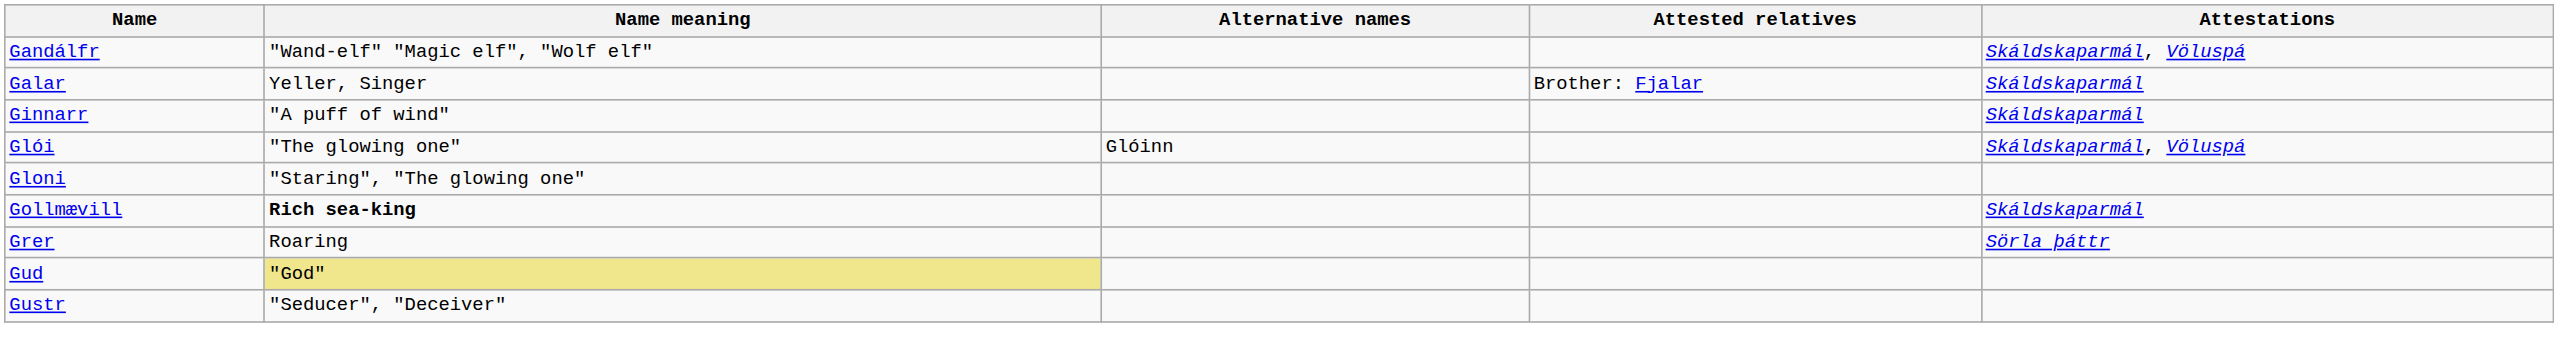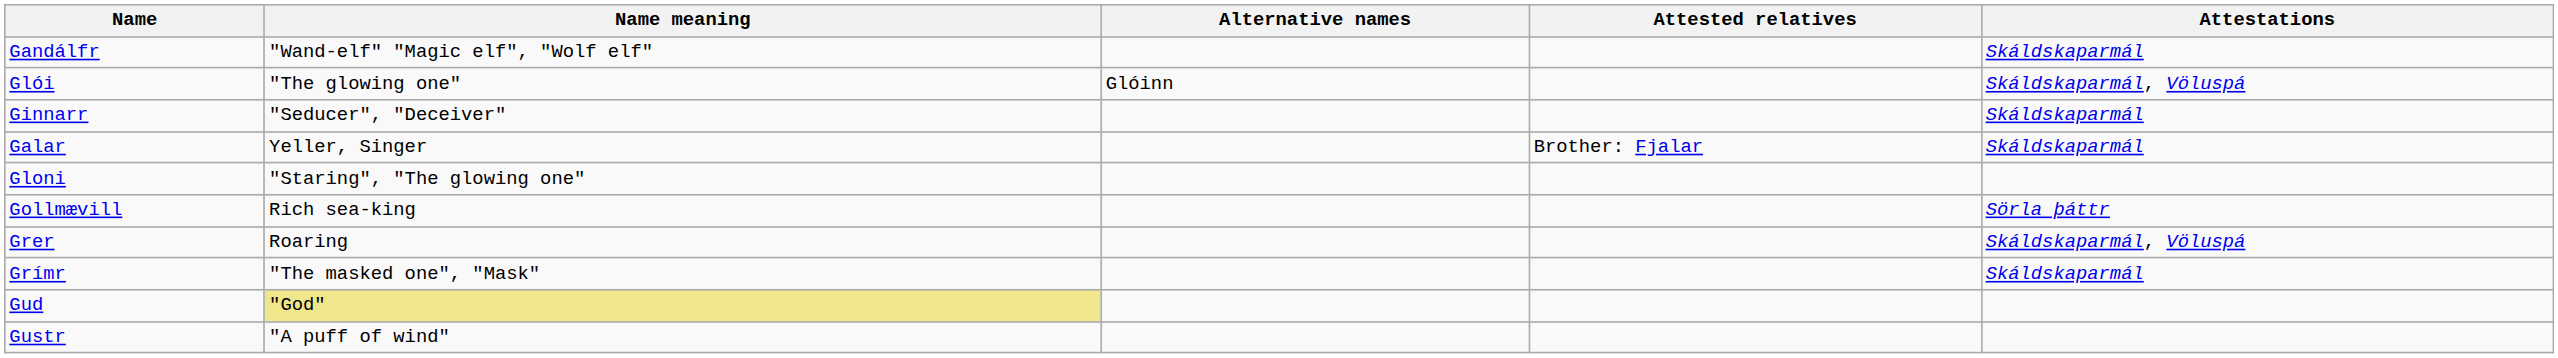(2116, 52) Skáldskaparmál, Völuspá -> (2065, 52) Skáldskaparmál
rows swapped: (38, 84) <-> (32, 147)
(359, 115) "A puff of wind" -> (388, 115) "Seducer", "Deceiver"
(343, 210) bold -> (343, 210) normal
(2065, 210) Skáldskaparmál -> (2048, 210) Sörla þáttr
(2048, 242) Sörla þáttr -> (2116, 242) Skáldskaparmál, Völuspá
+ row: (38, 273)
(388, 305) "Seducer", "Deceiver" -> (359, 337) "A puff of wind"
